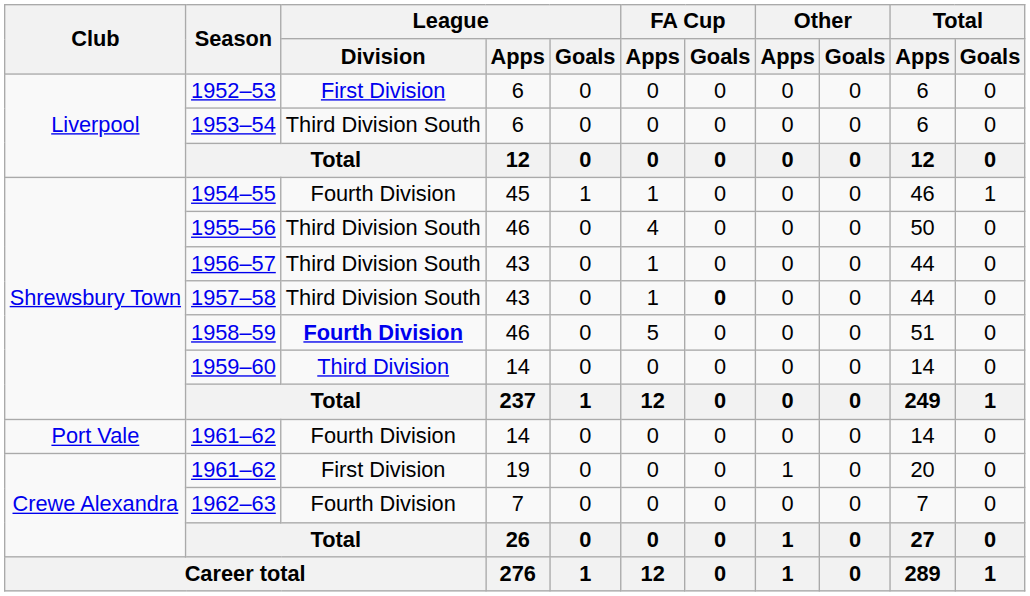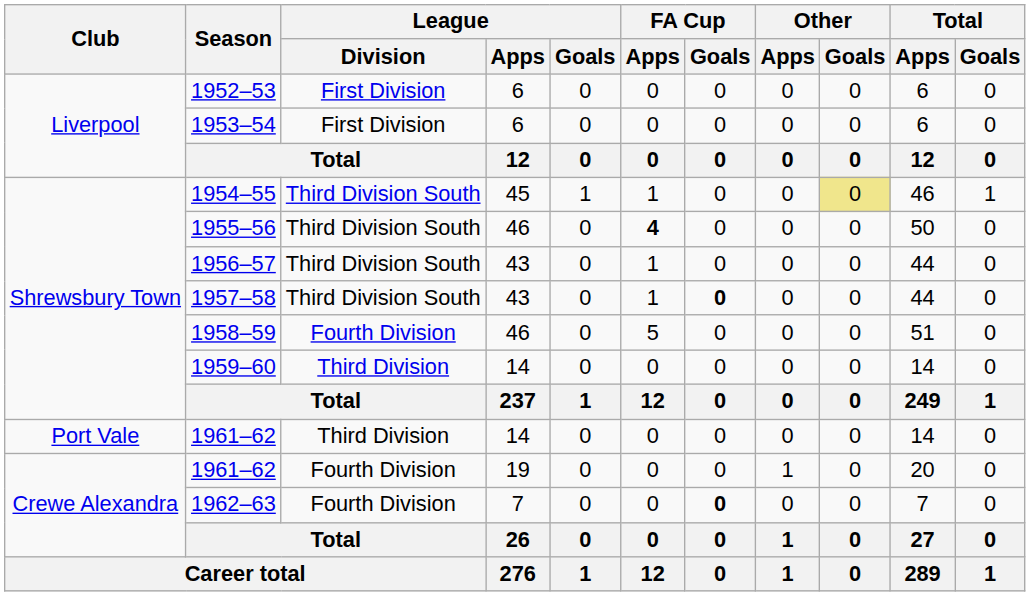(383, 125) Third Division South -> (383, 125) First Division
(383, 194) Fourth Division -> (383, 194) Third Division South
(855, 194) no background -> (855, 194) khaki background
(653, 228) normal -> (653, 228) bold
(383, 332) bold -> (383, 332) normal
(383, 435) Fourth Division -> (383, 435) Third Division
(383, 470) First Division -> (383, 470) Fourth Division
(720, 504) normal -> (720, 504) bold
